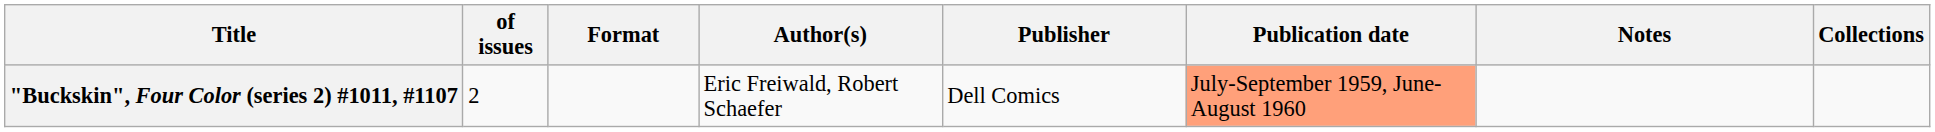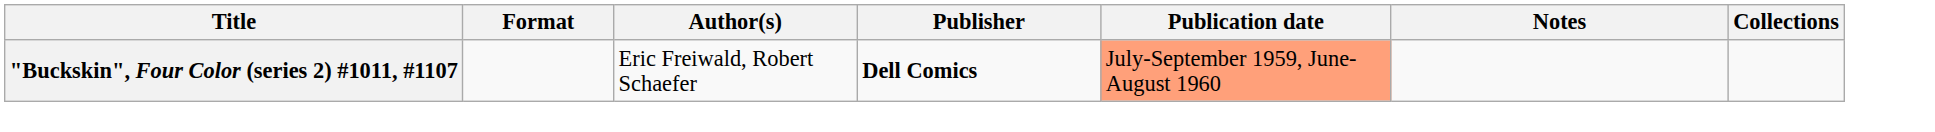- column: (506, 34)
(1004, 95) normal -> (920, 70) bold
